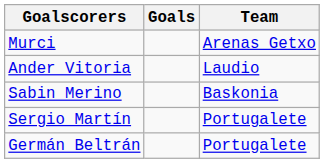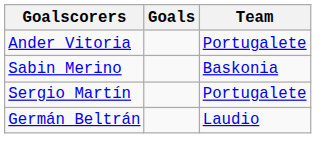- row: (32, 43)
(231, 69) Laudio -> (255, 43) Portugalete
(255, 146) Portugalete -> (231, 120) Laudio
